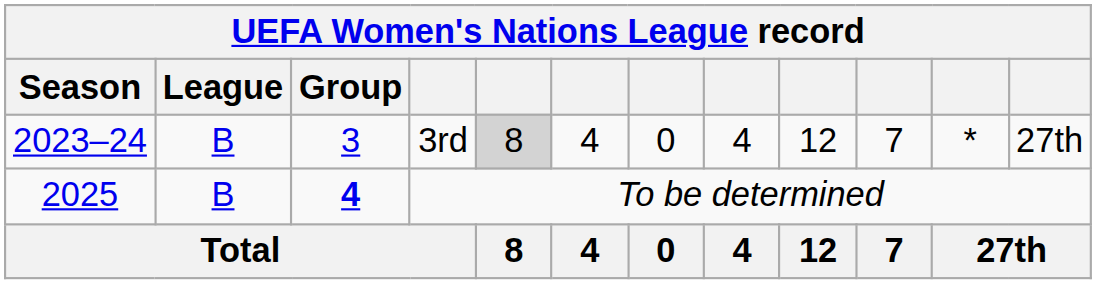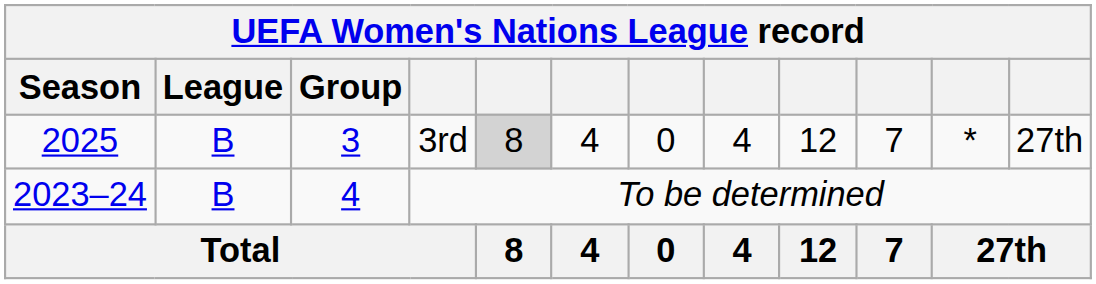(80, 140) 2023–24 -> (80, 140) 2025
(80, 195) 2025 -> (80, 195) 2023–24
(351, 195) bold -> (351, 195) normal
